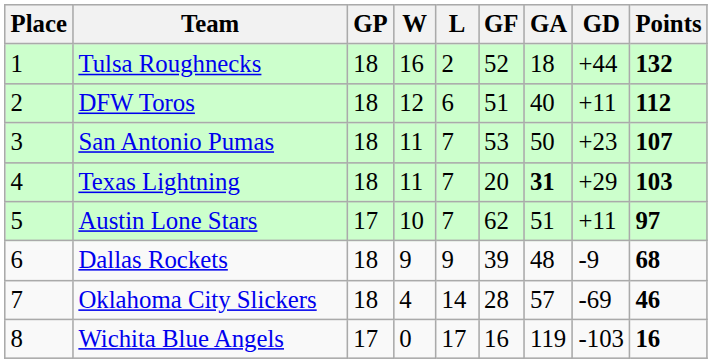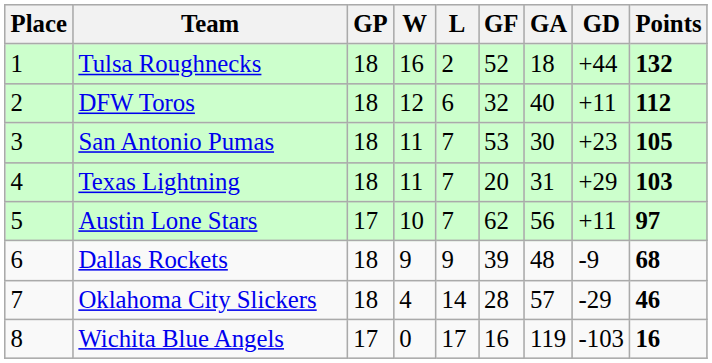(496, 102) 51 -> (496, 102) 32
(542, 142) 50 -> (542, 142) 30
(654, 142) 107 -> (654, 142) 105
(542, 181) bold -> (542, 181) normal
(542, 220) 51 -> (542, 220) 56
(595, 299) -69 -> (595, 299) -29
